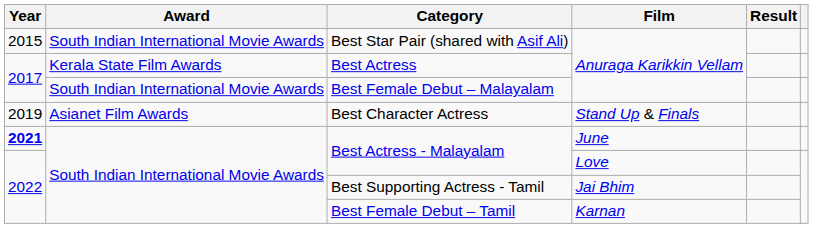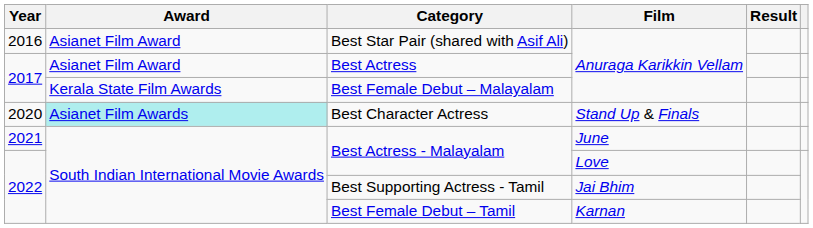(25, 41) 2015 -> (25, 41) 2016
(187, 41) South Indian International Movie Awards -> (115, 41) Asianet Film Award
(135, 65) Kerala State Film Awards -> (115, 65) Asianet Film Award
(187, 89) South Indian International Movie Awards -> (135, 89) Kerala State Film Awards
(25, 114) 2019 -> (25, 114) 2020
(119, 114) no background -> (119, 114) paleturquoise background
(25, 138) bold -> (25, 138) normal
